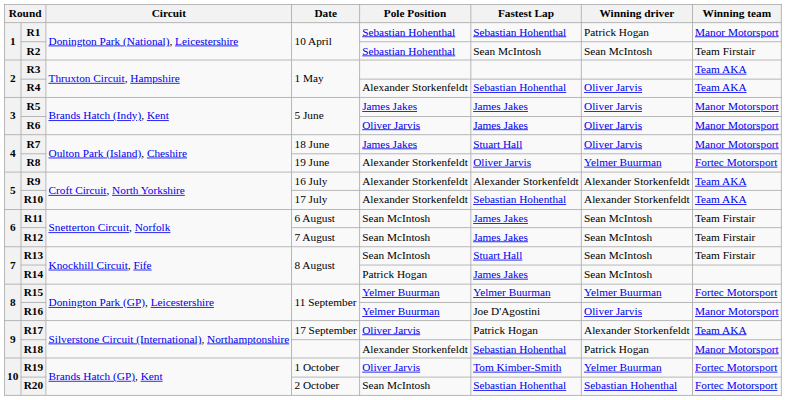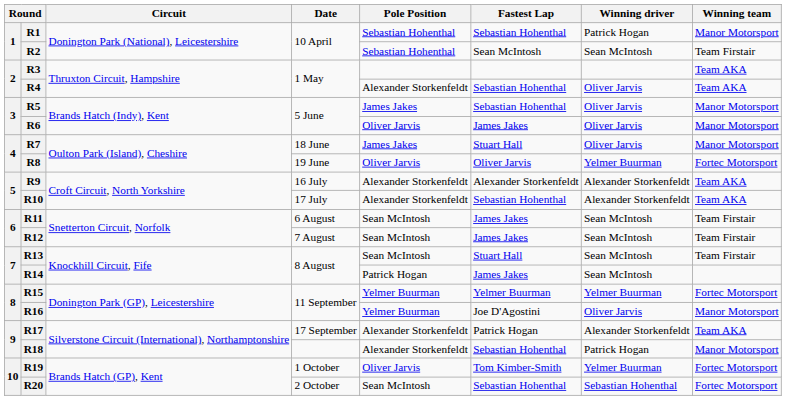(501, 106) James Jakes -> (520, 106) Sebastian Hohenthal
(415, 162) Alexander Storkenfeldt -> (391, 162) Oliver Jarvis
(391, 329) Oliver Jarvis -> (415, 329) Alexander Storkenfeldt
